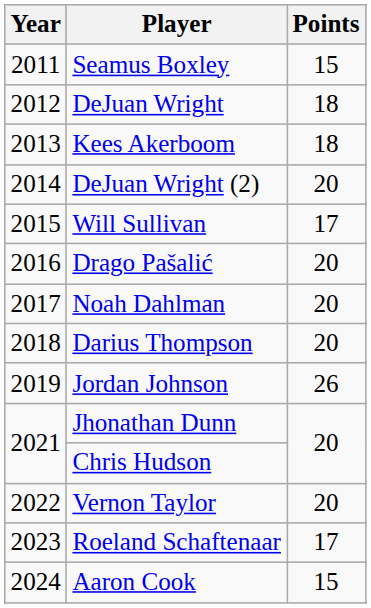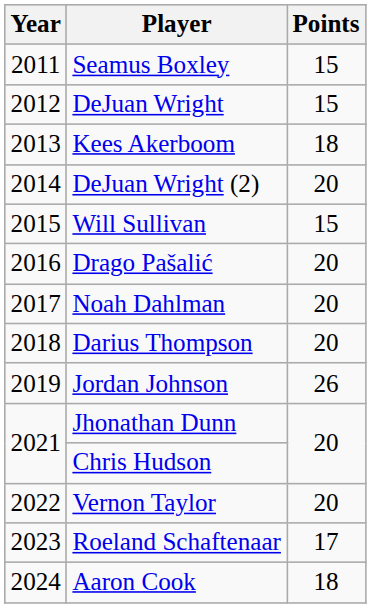(326, 104) 18 -> (326, 104) 15
(326, 223) 17 -> (326, 223) 15
(326, 582) 15 -> (326, 582) 18
